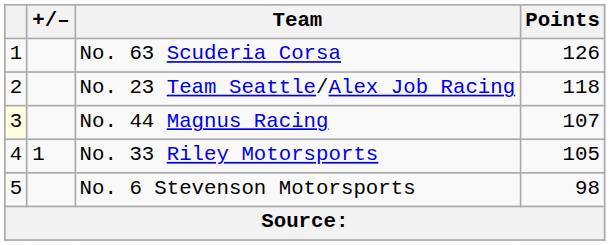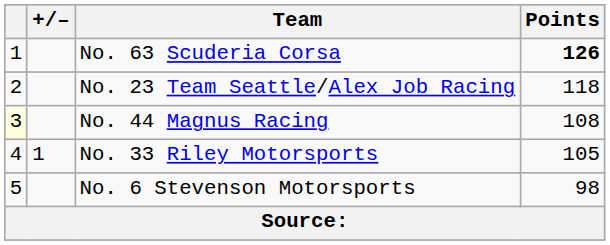(581, 55) normal -> (581, 55) bold
(581, 122) 107 -> (581, 122) 108
